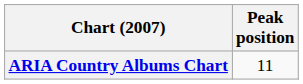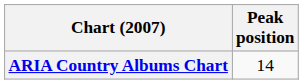(265, 65) 11 -> (265, 65) 14
